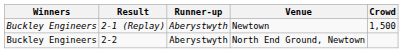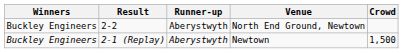rows swapped: (109, 40) <-> (133, 26)
